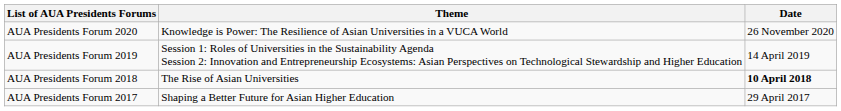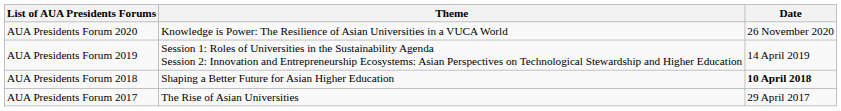(230, 79) The Rise of Asian Universities -> (278, 79) Shaping a Better Future for Asian Higher Education
(278, 97) Shaping a Better Future for Asian Higher Education -> (230, 97) The Rise of Asian Universities
